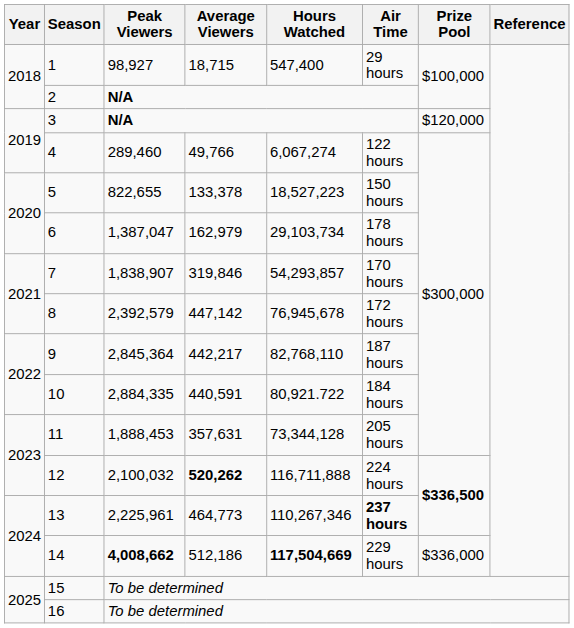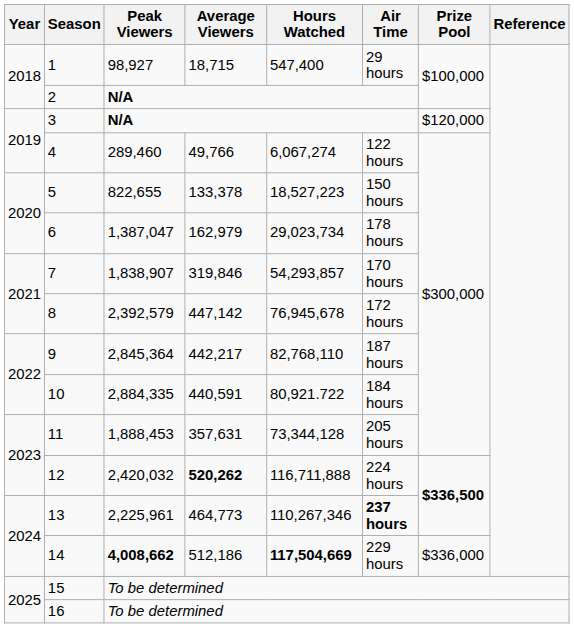(307, 233) 29,103,734 -> (307, 233) 29,023,734
(141, 475) 2,100,032 -> (141, 475) 2,420,032
